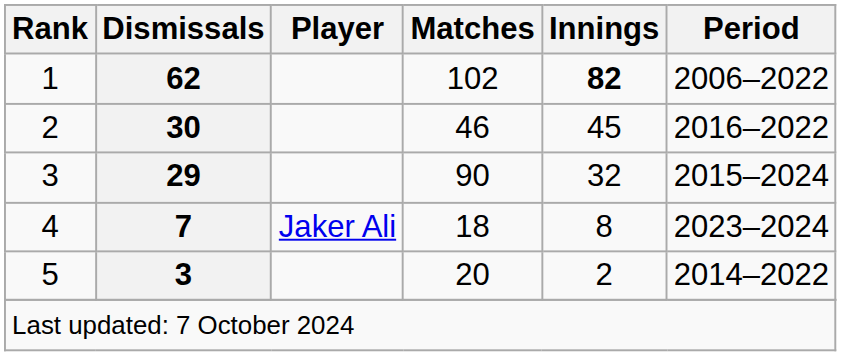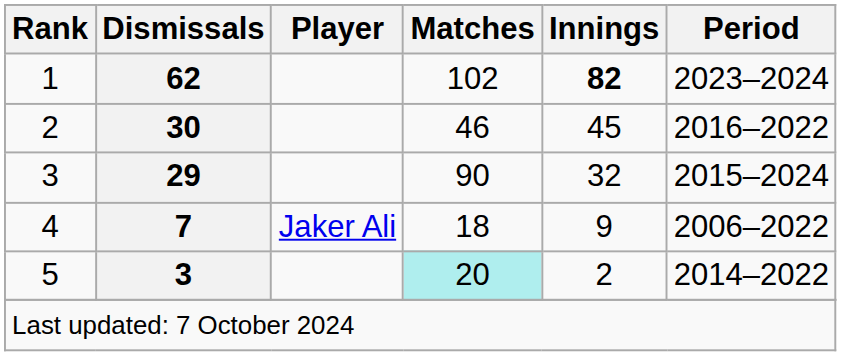(751, 78) 2006–2022 -> (751, 78) 2023–2024
(604, 226) 8 -> (604, 226) 9
(751, 226) 2023–2024 -> (751, 226) 2006–2022
(473, 275) no background -> (473, 275) paleturquoise background
